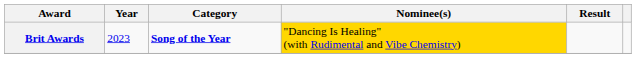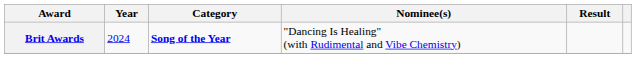(119, 37) 2023 -> (119, 37) 2024
(372, 37) gold background -> (372, 37) no background
